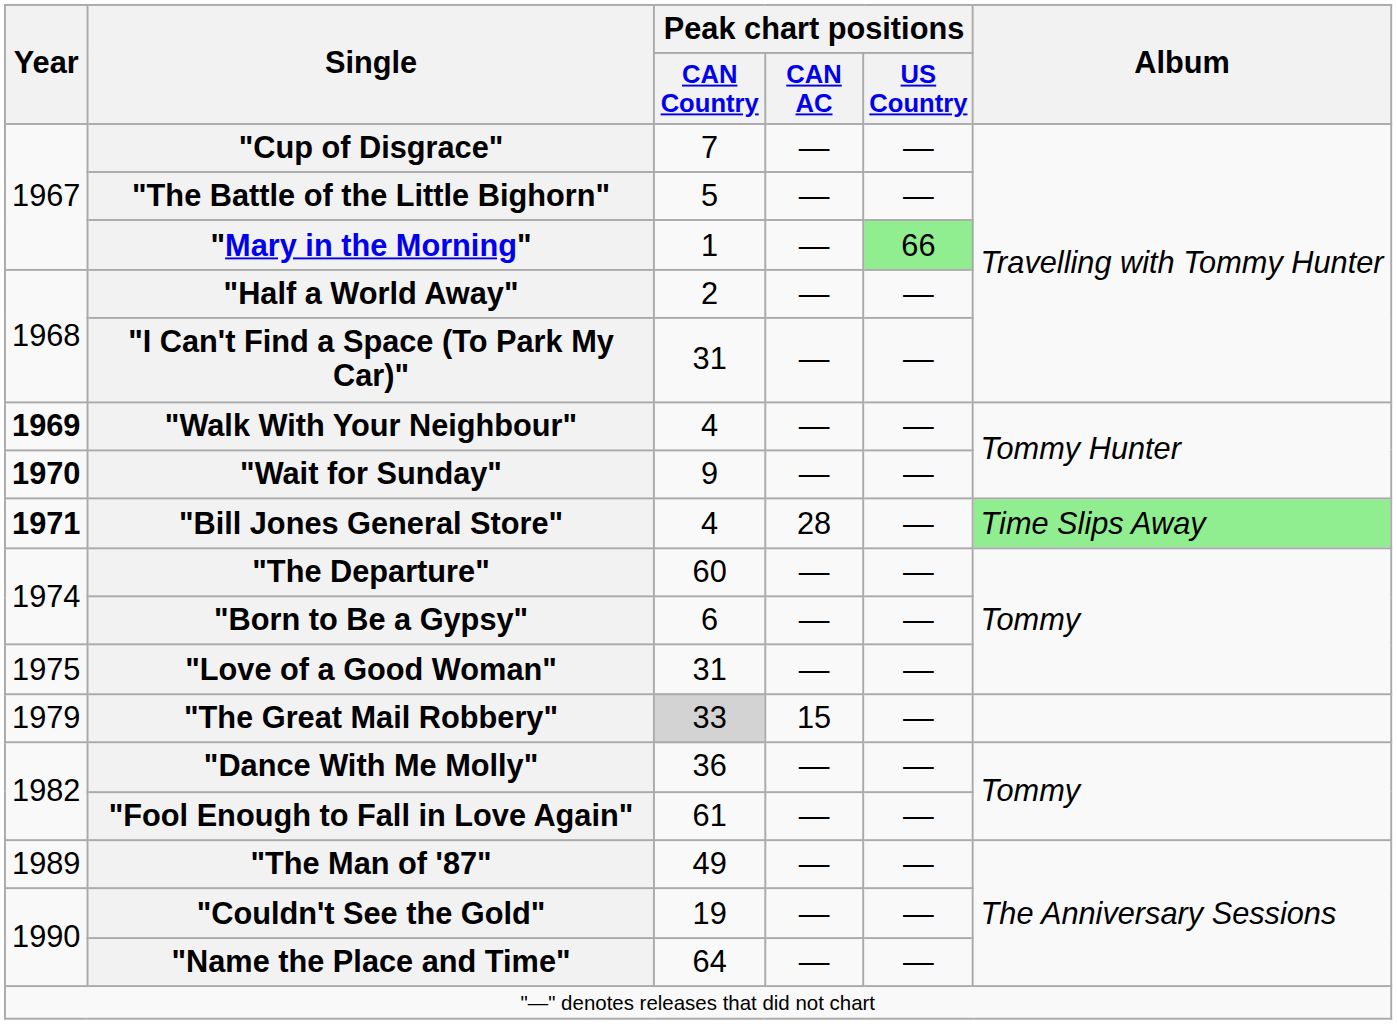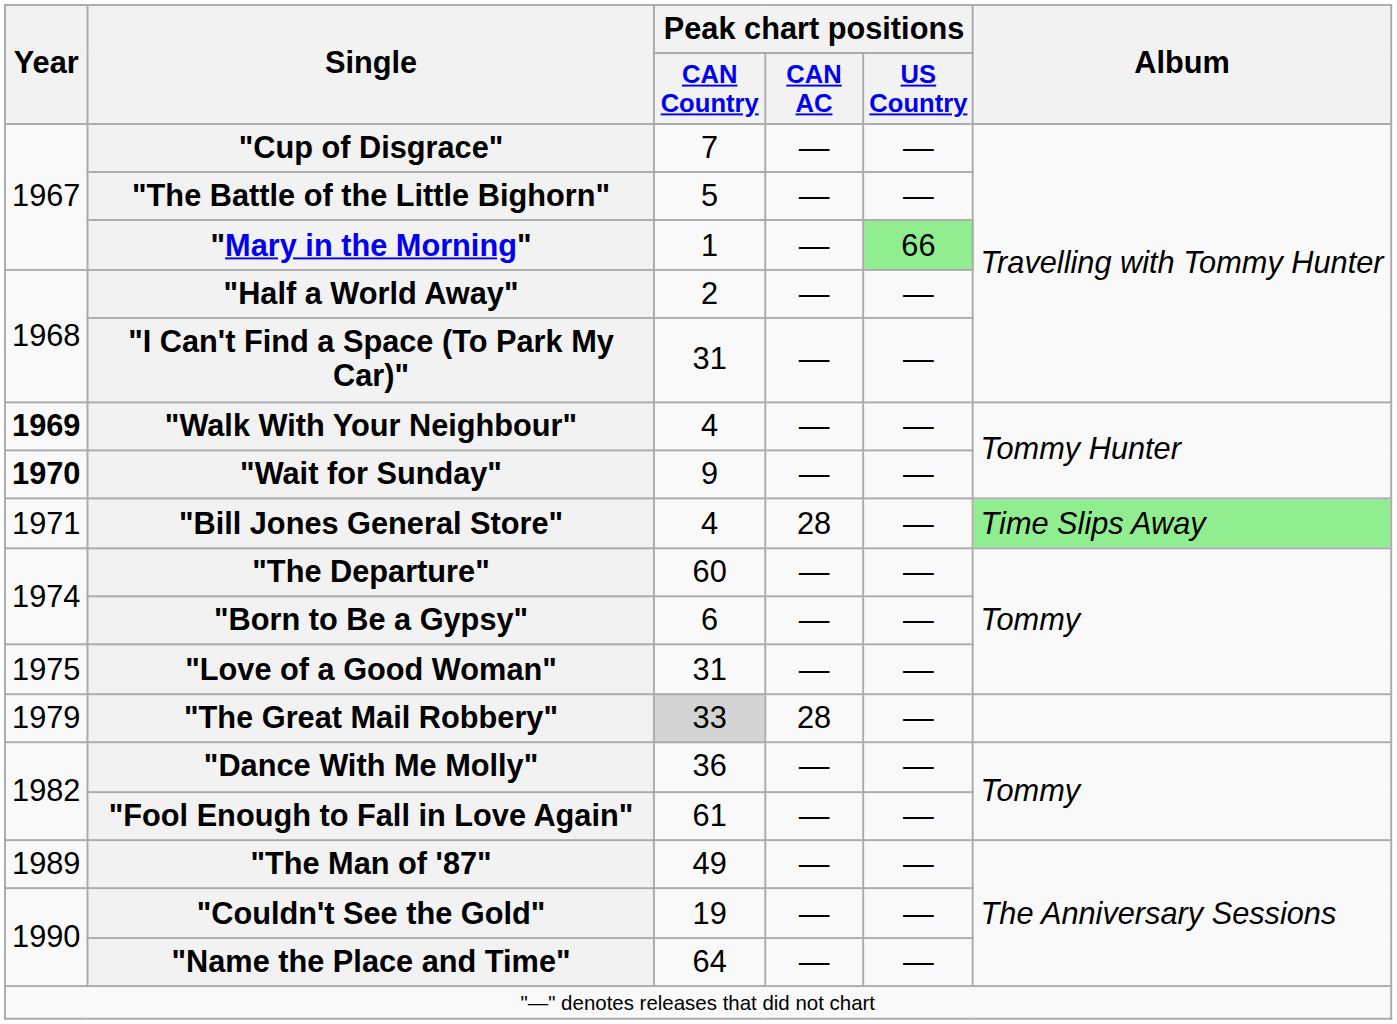(46, 522) bold -> (46, 522) normal
(814, 717) 15 -> (814, 717) 28
